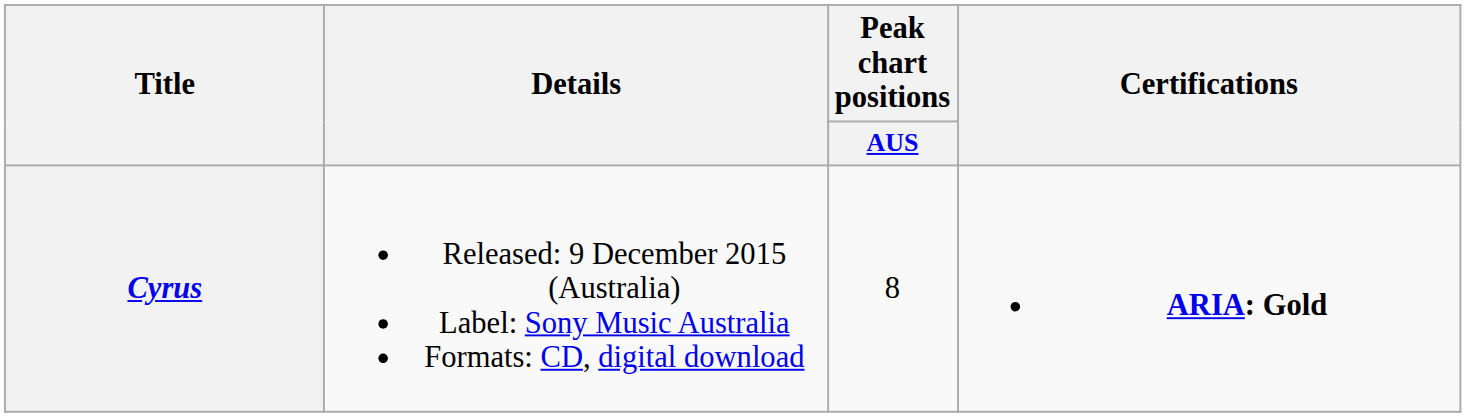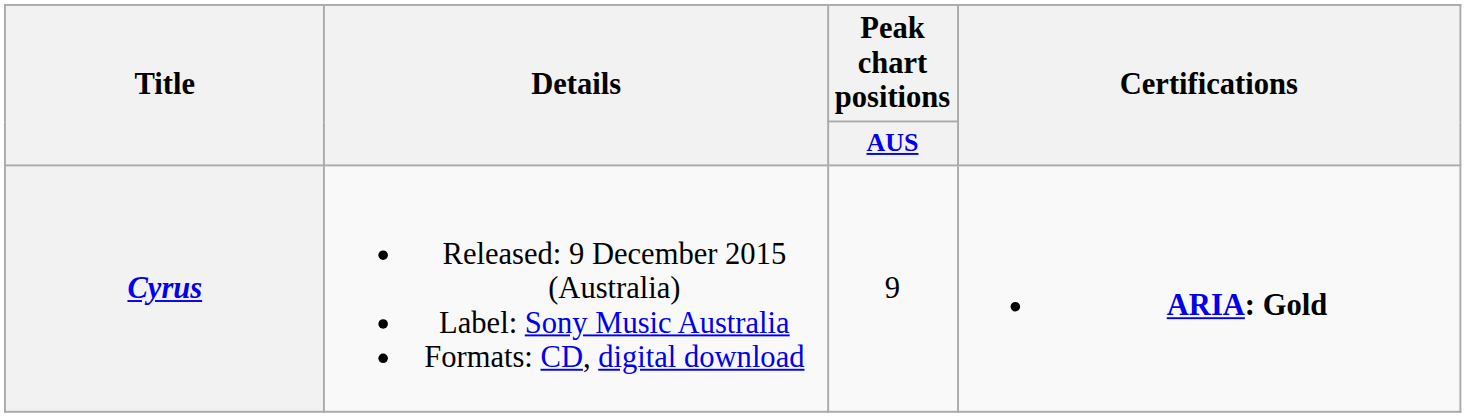(892, 288) 8 -> (892, 288) 9
